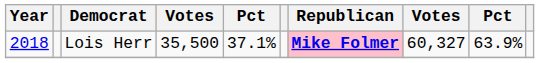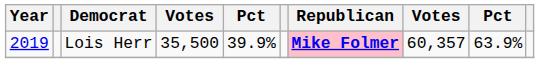(29, 44) 2018 -> (29, 44) 2019
(251, 44) 37.1% -> (251, 44) 39.9%
(436, 44) 60,327 -> (436, 44) 60,357
